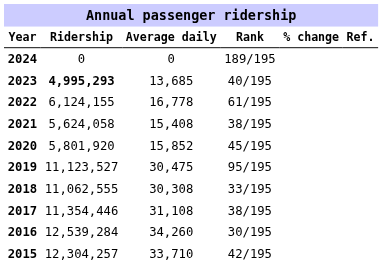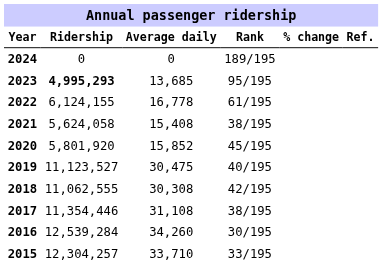(250, 81) 40/195 -> (250, 81) 95/195
(250, 167) 95/195 -> (250, 167) 40/195
(250, 189) 33/195 -> (250, 189) 42/195
(250, 254) 42/195 -> (250, 254) 33/195
